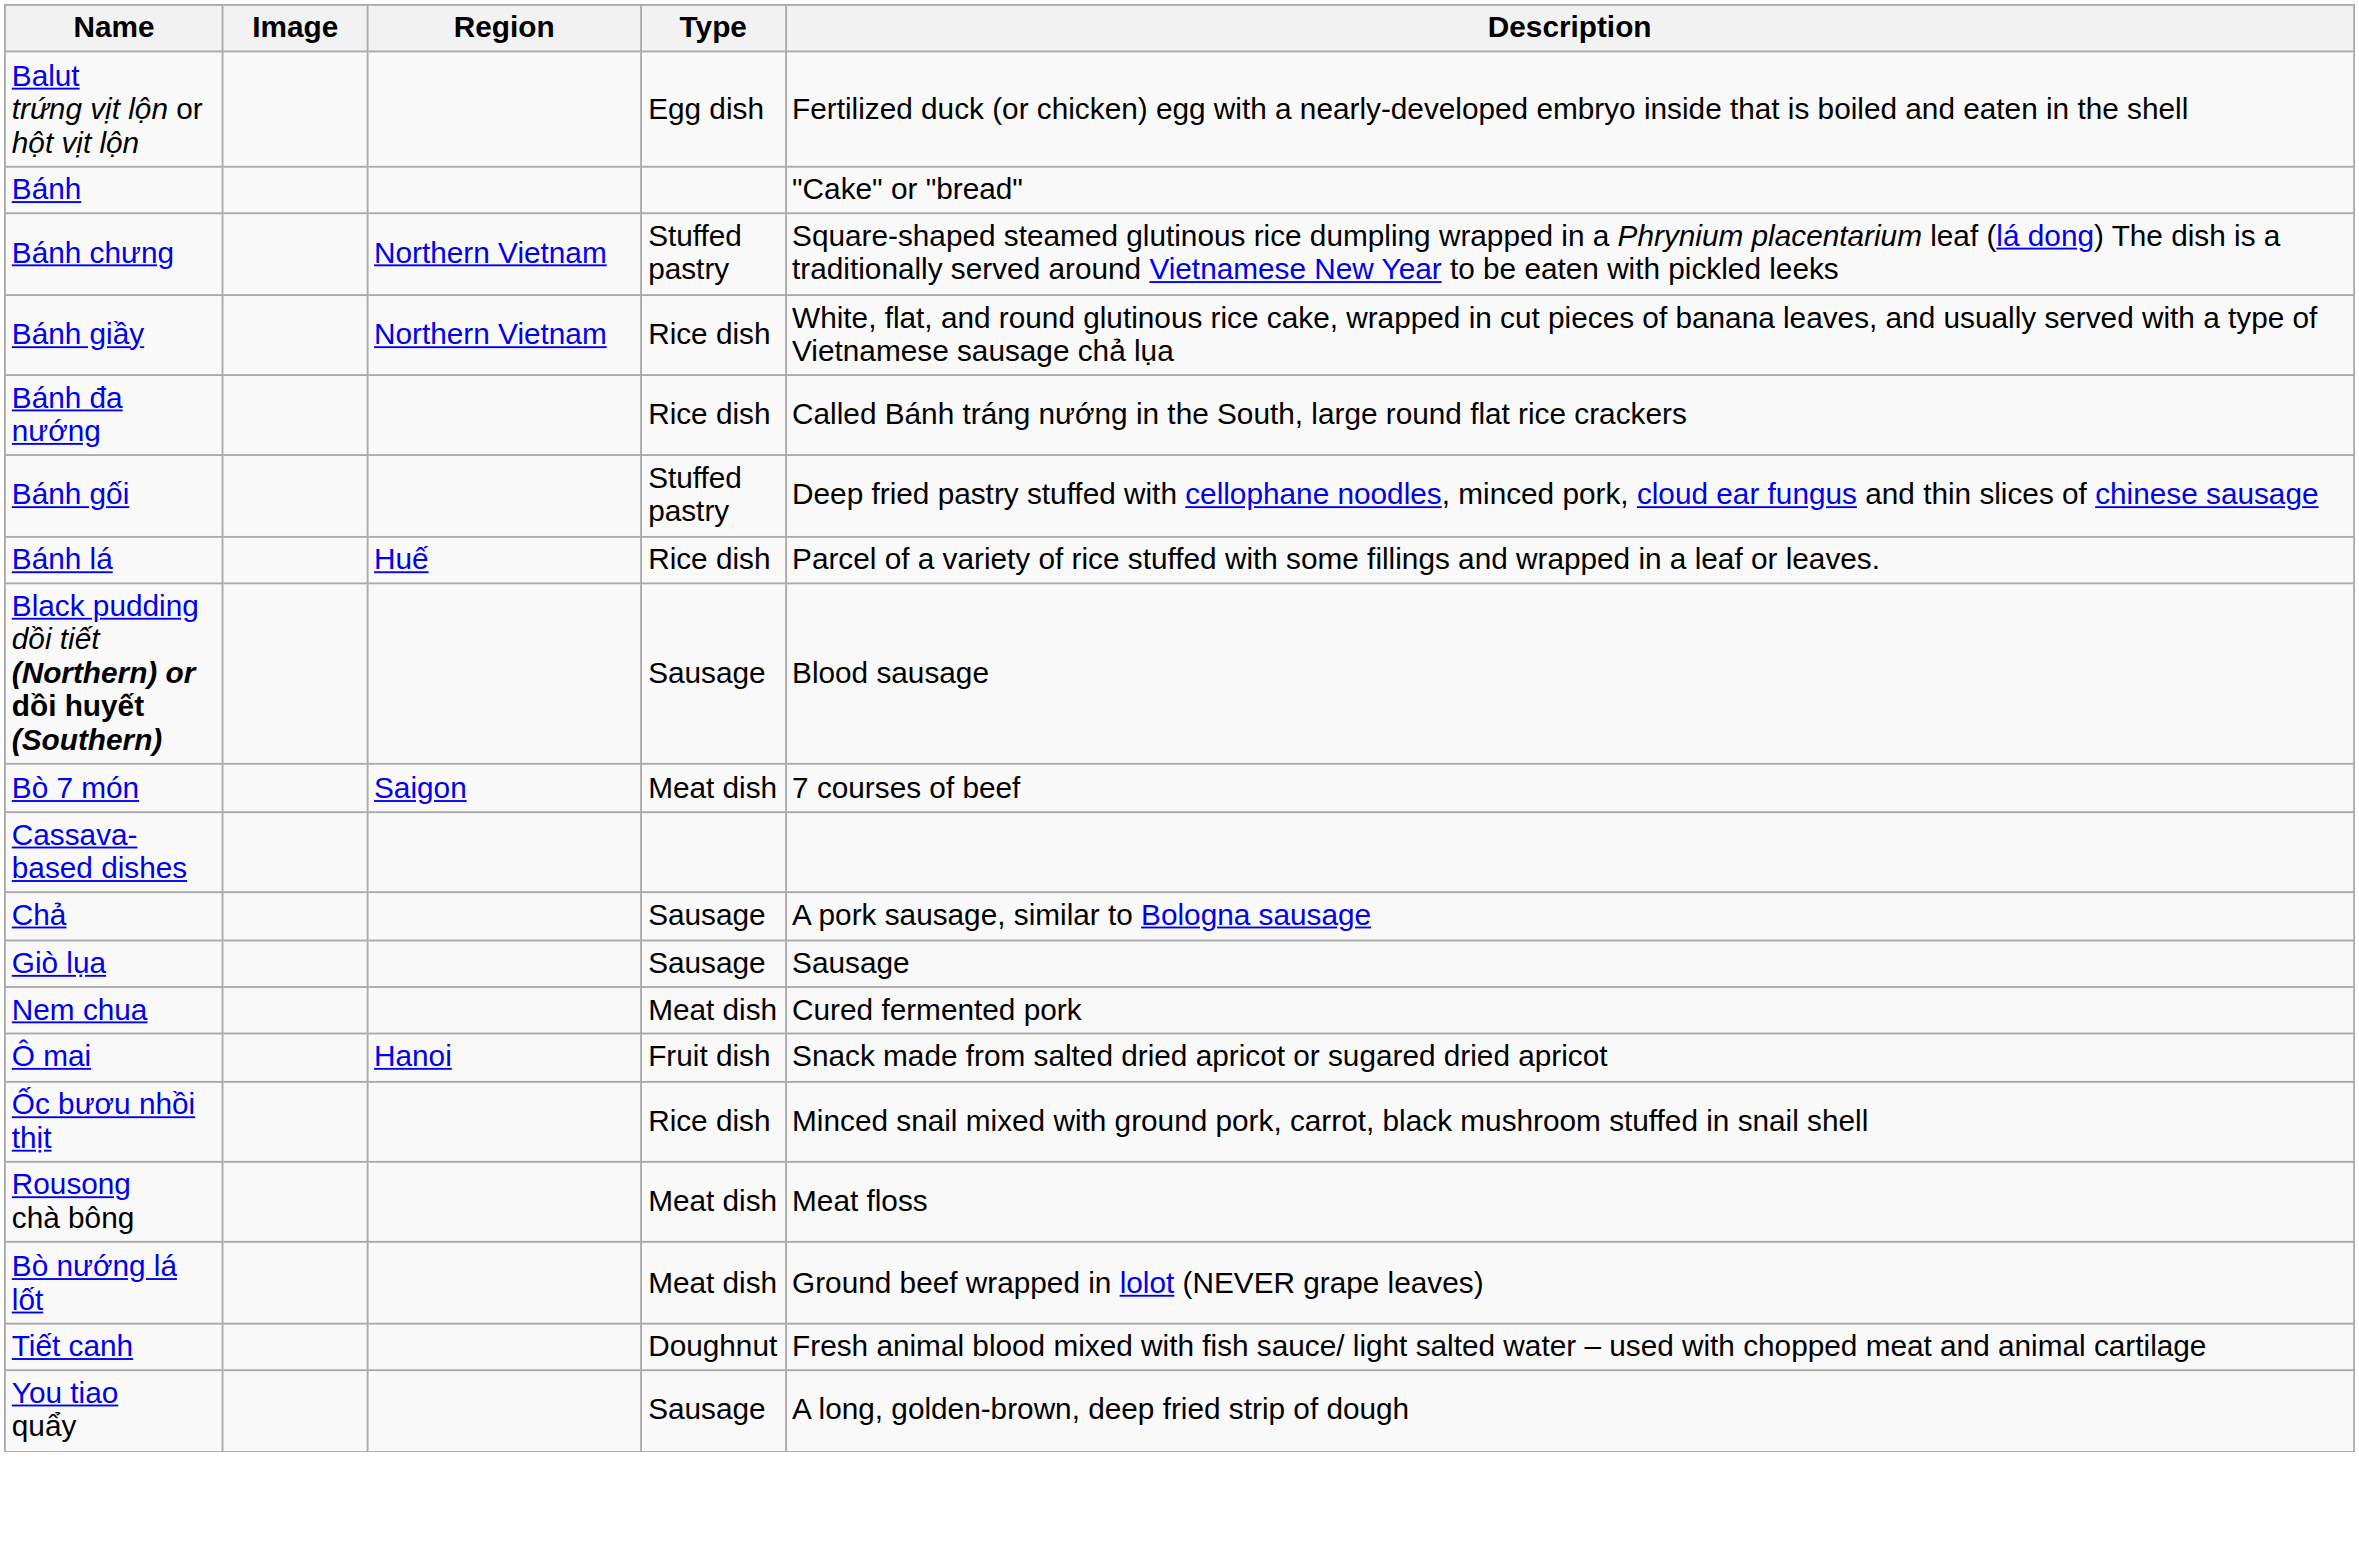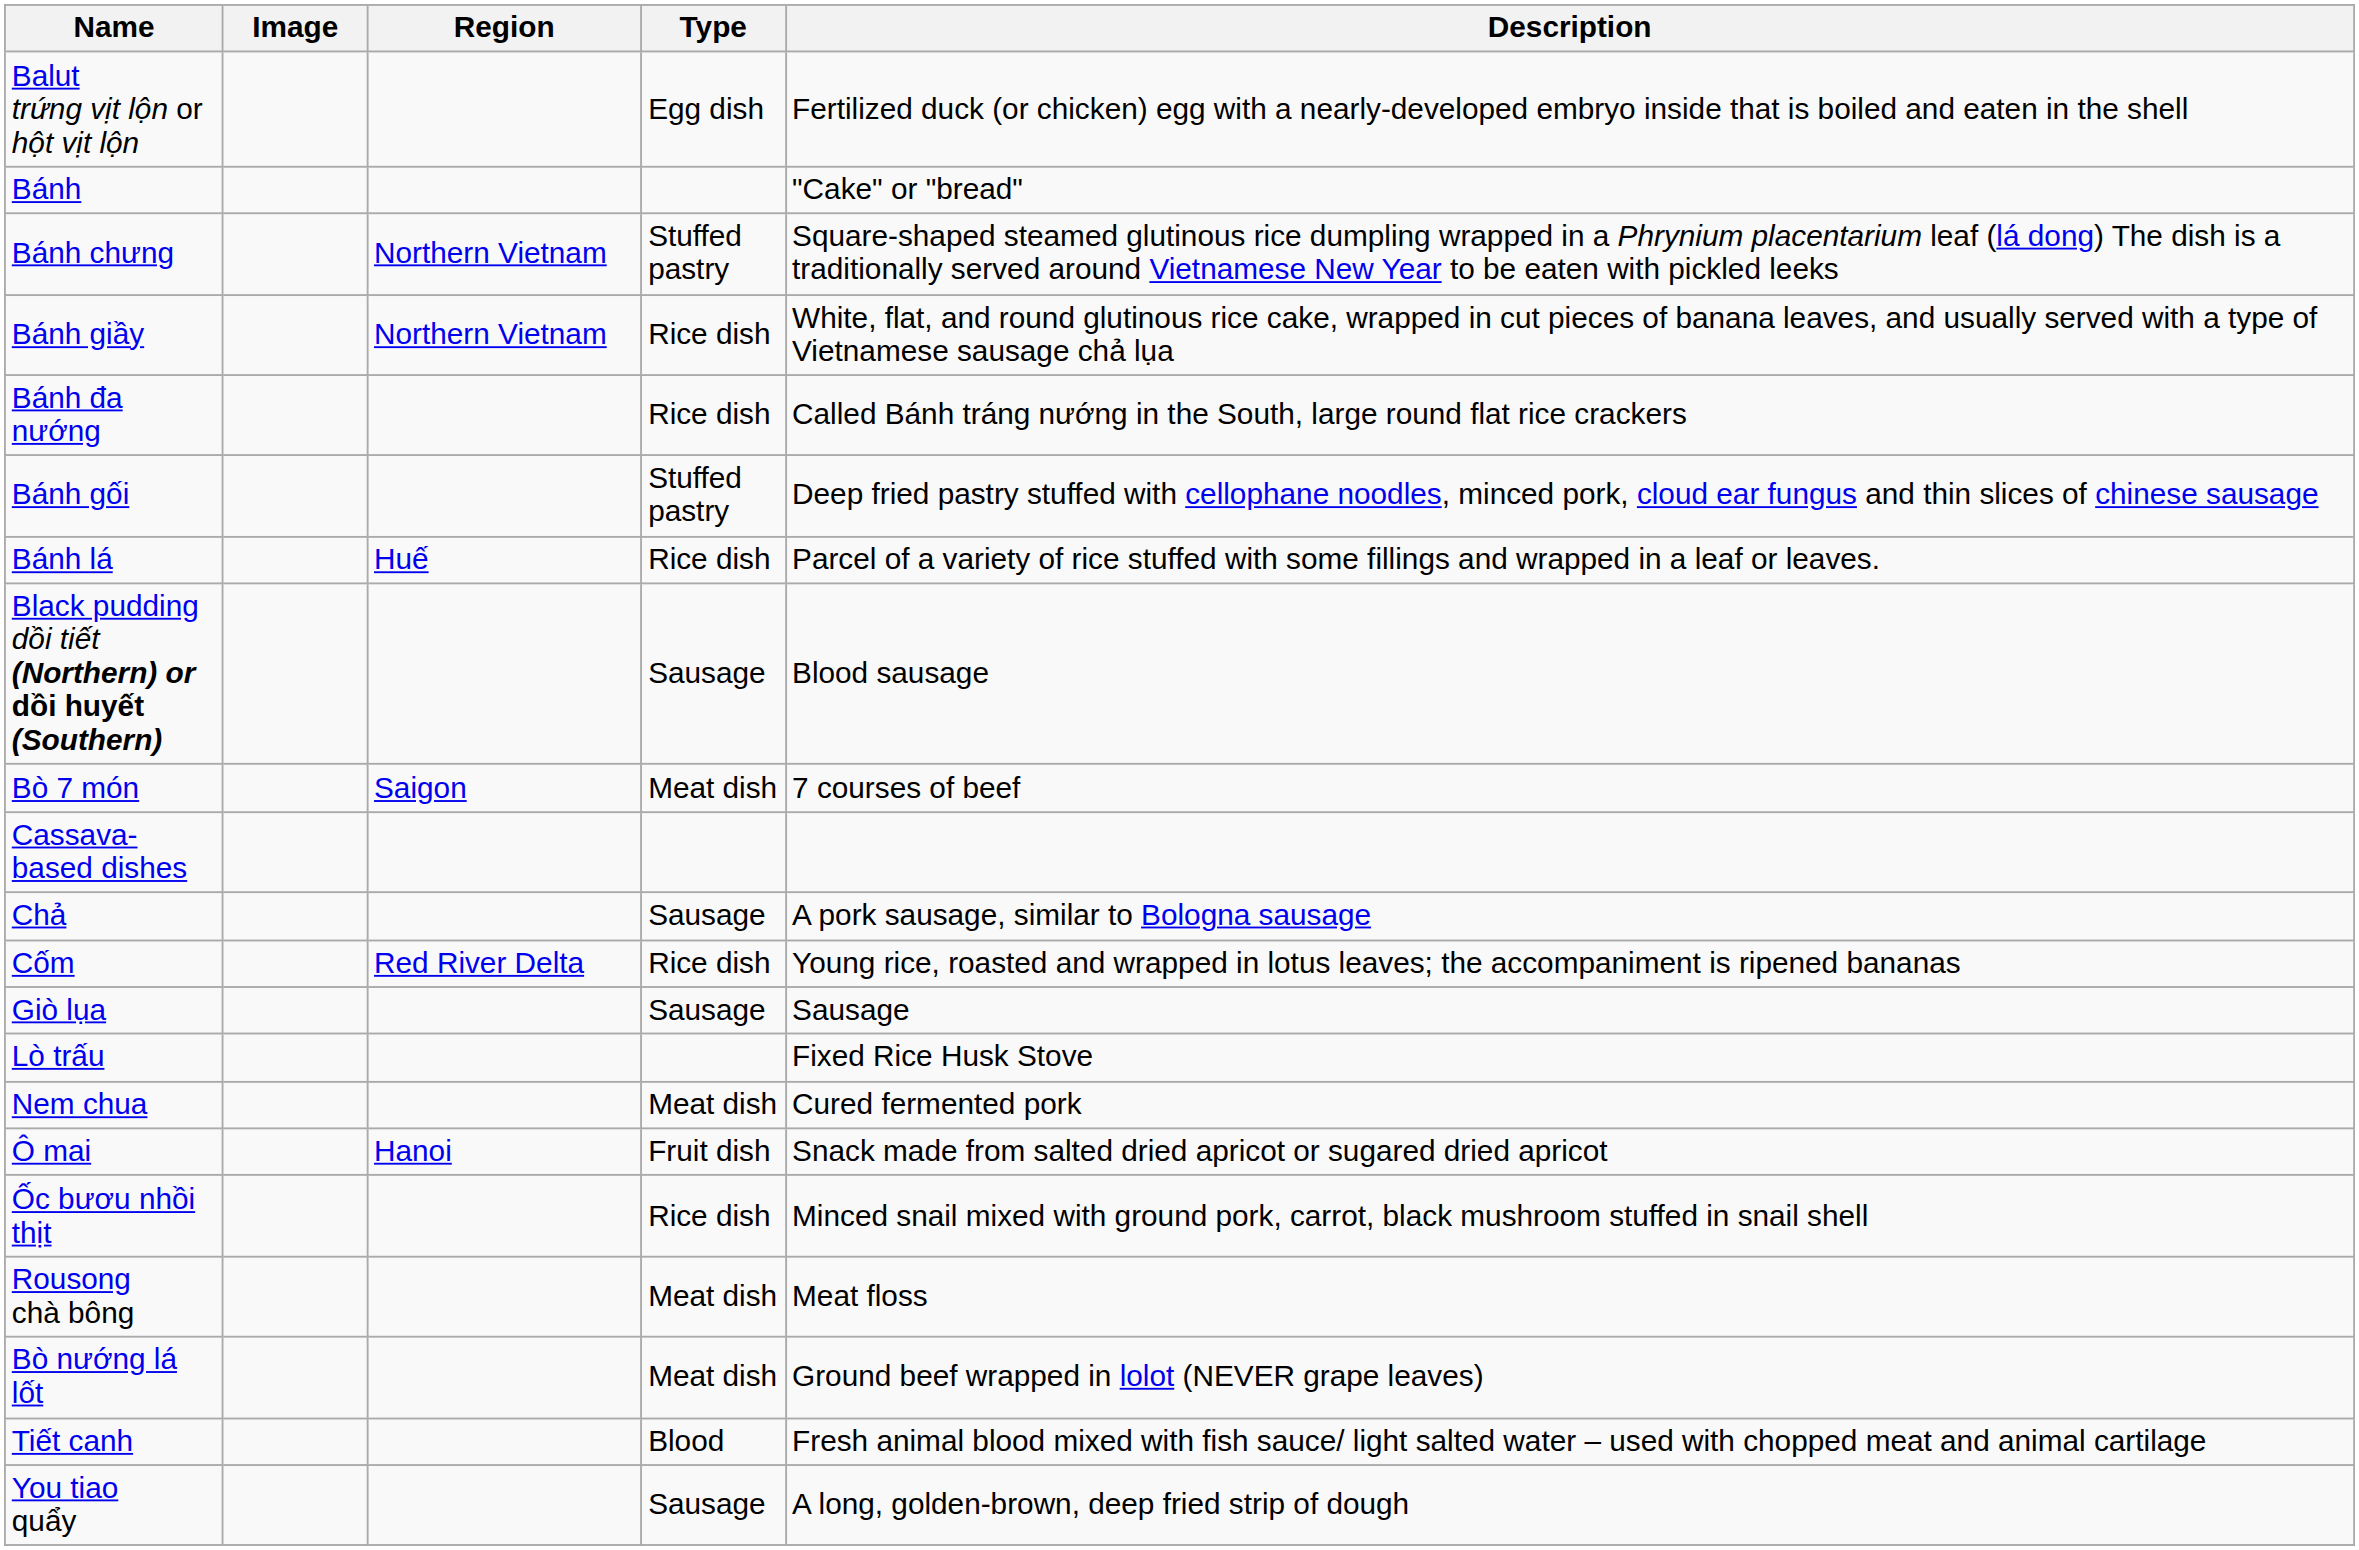+ row: (43, 962)
+ row: (58, 1057)
(713, 1346) Doughnut -> (686, 1440) Blood
